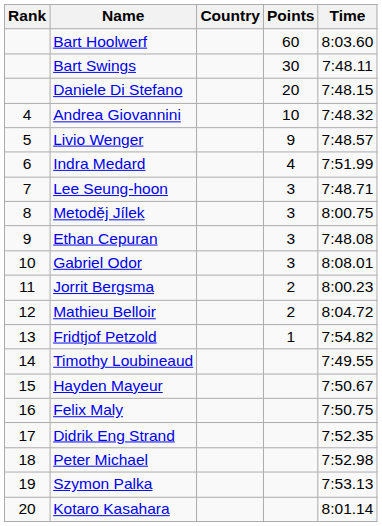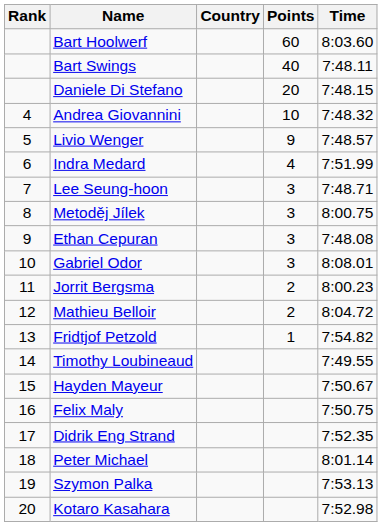(291, 66) 30 -> (291, 66) 40
(347, 459) 7:52.98 -> (347, 459) 8:01.14
(347, 509) 8:01.14 -> (347, 509) 7:52.98
